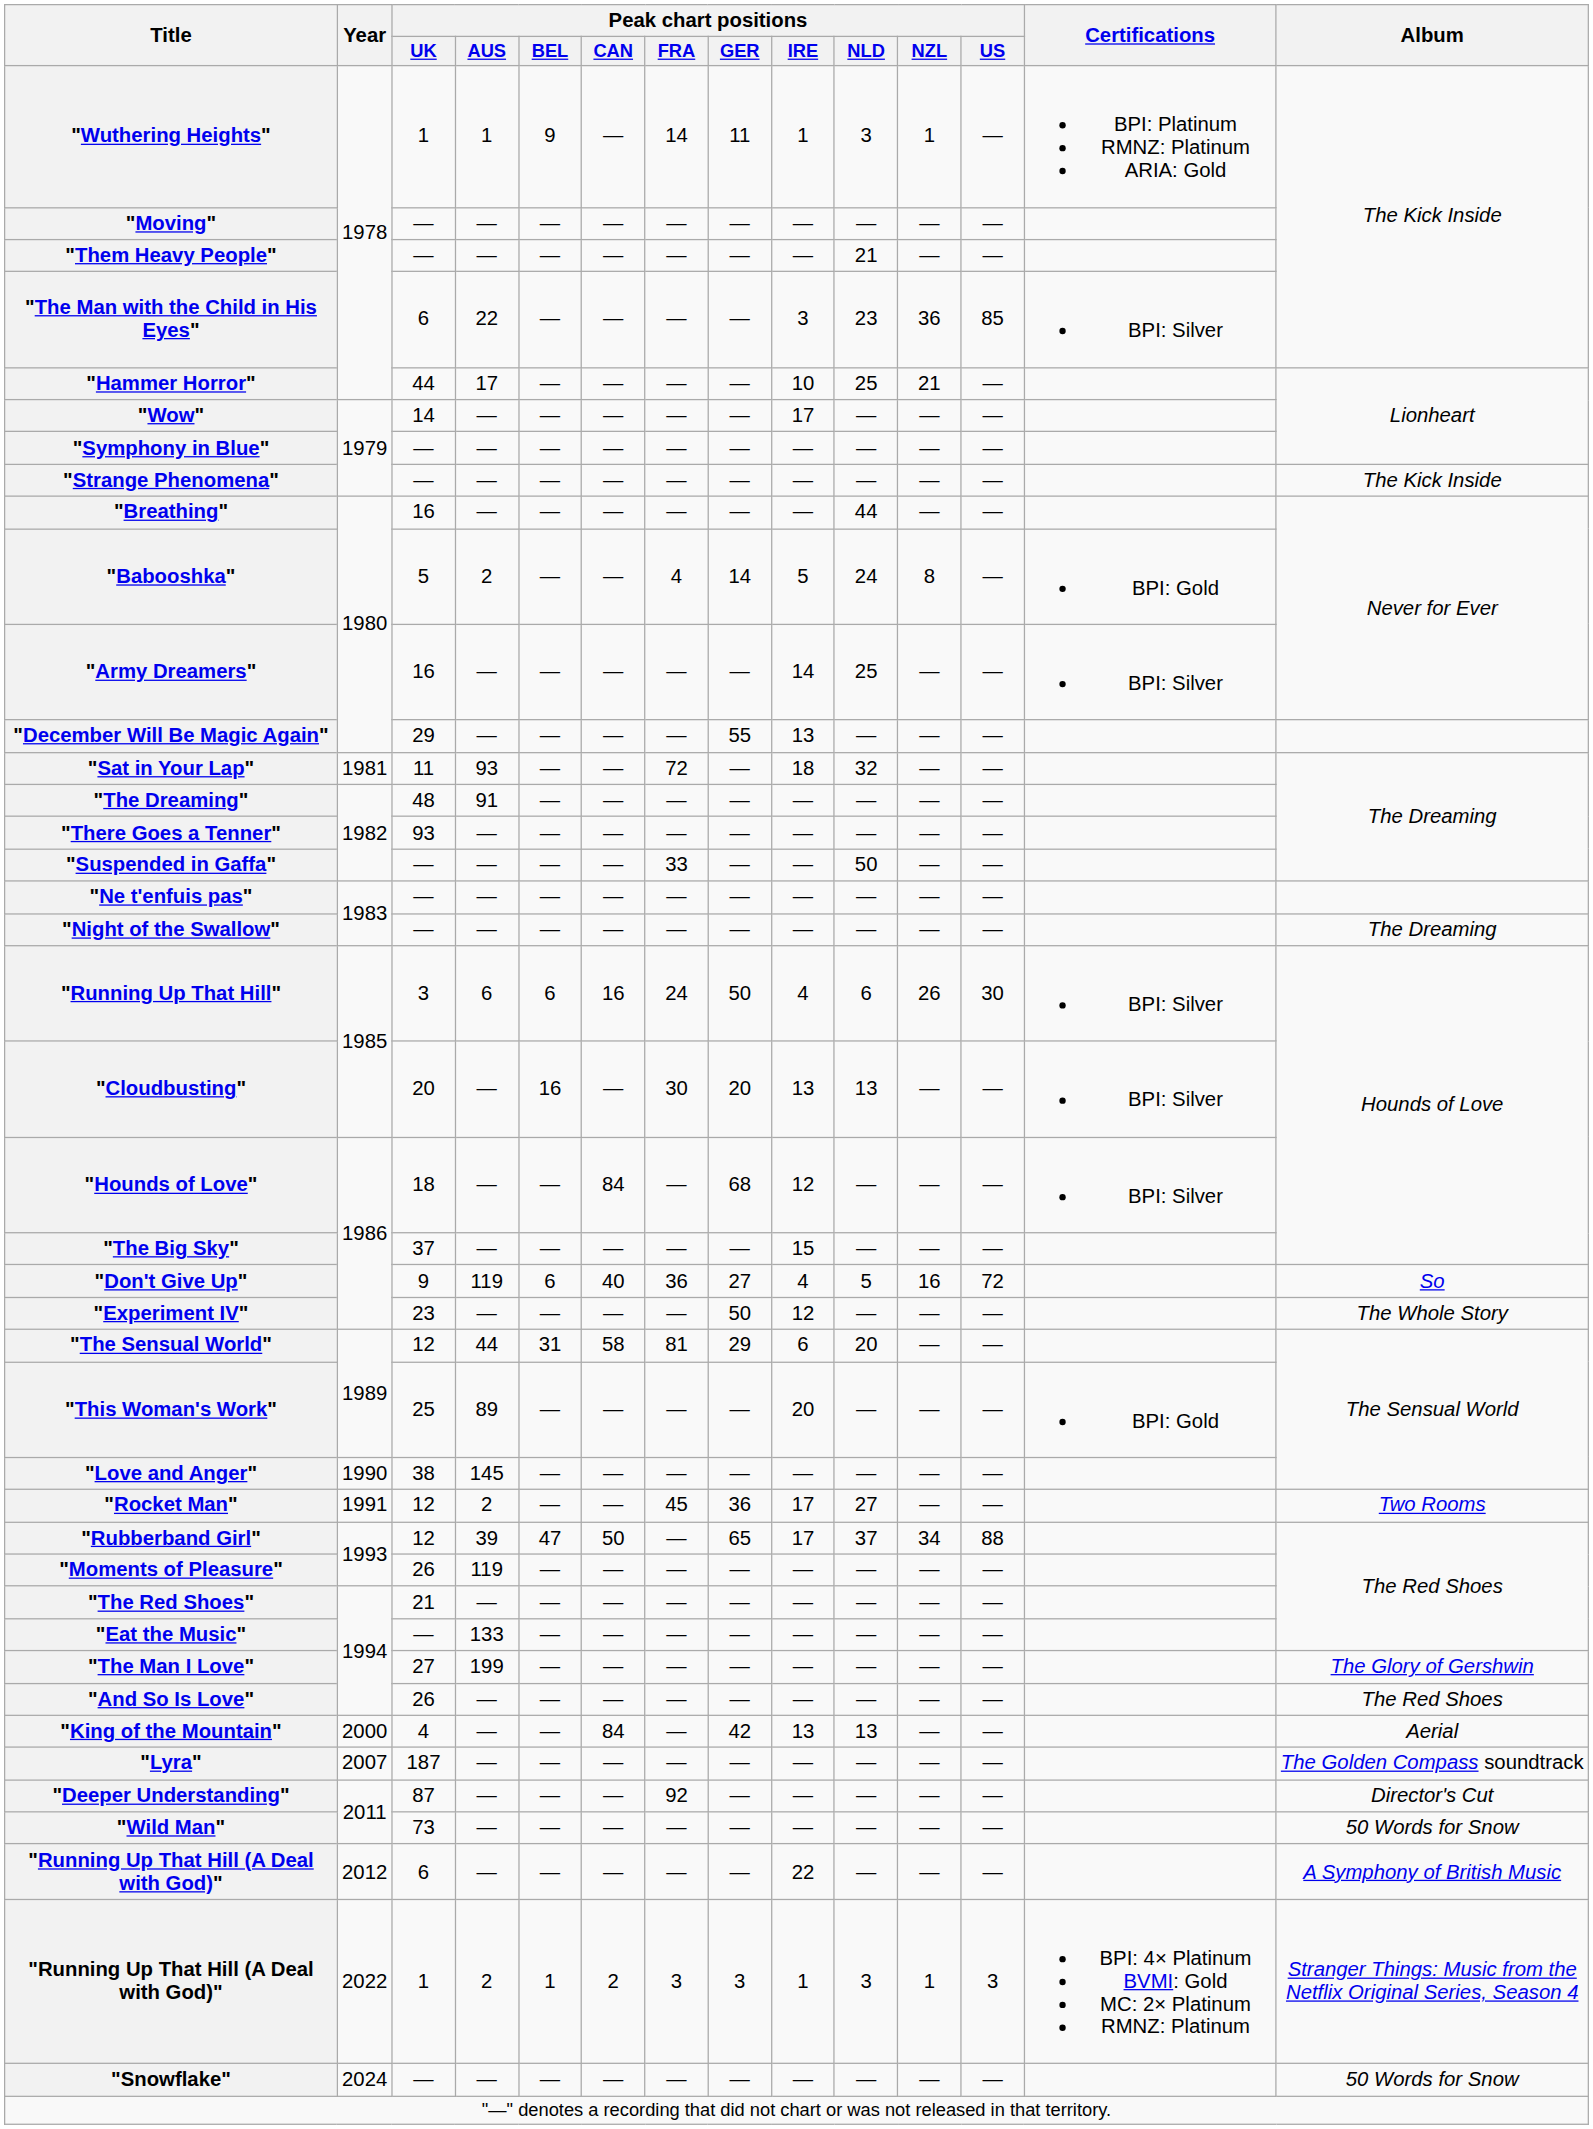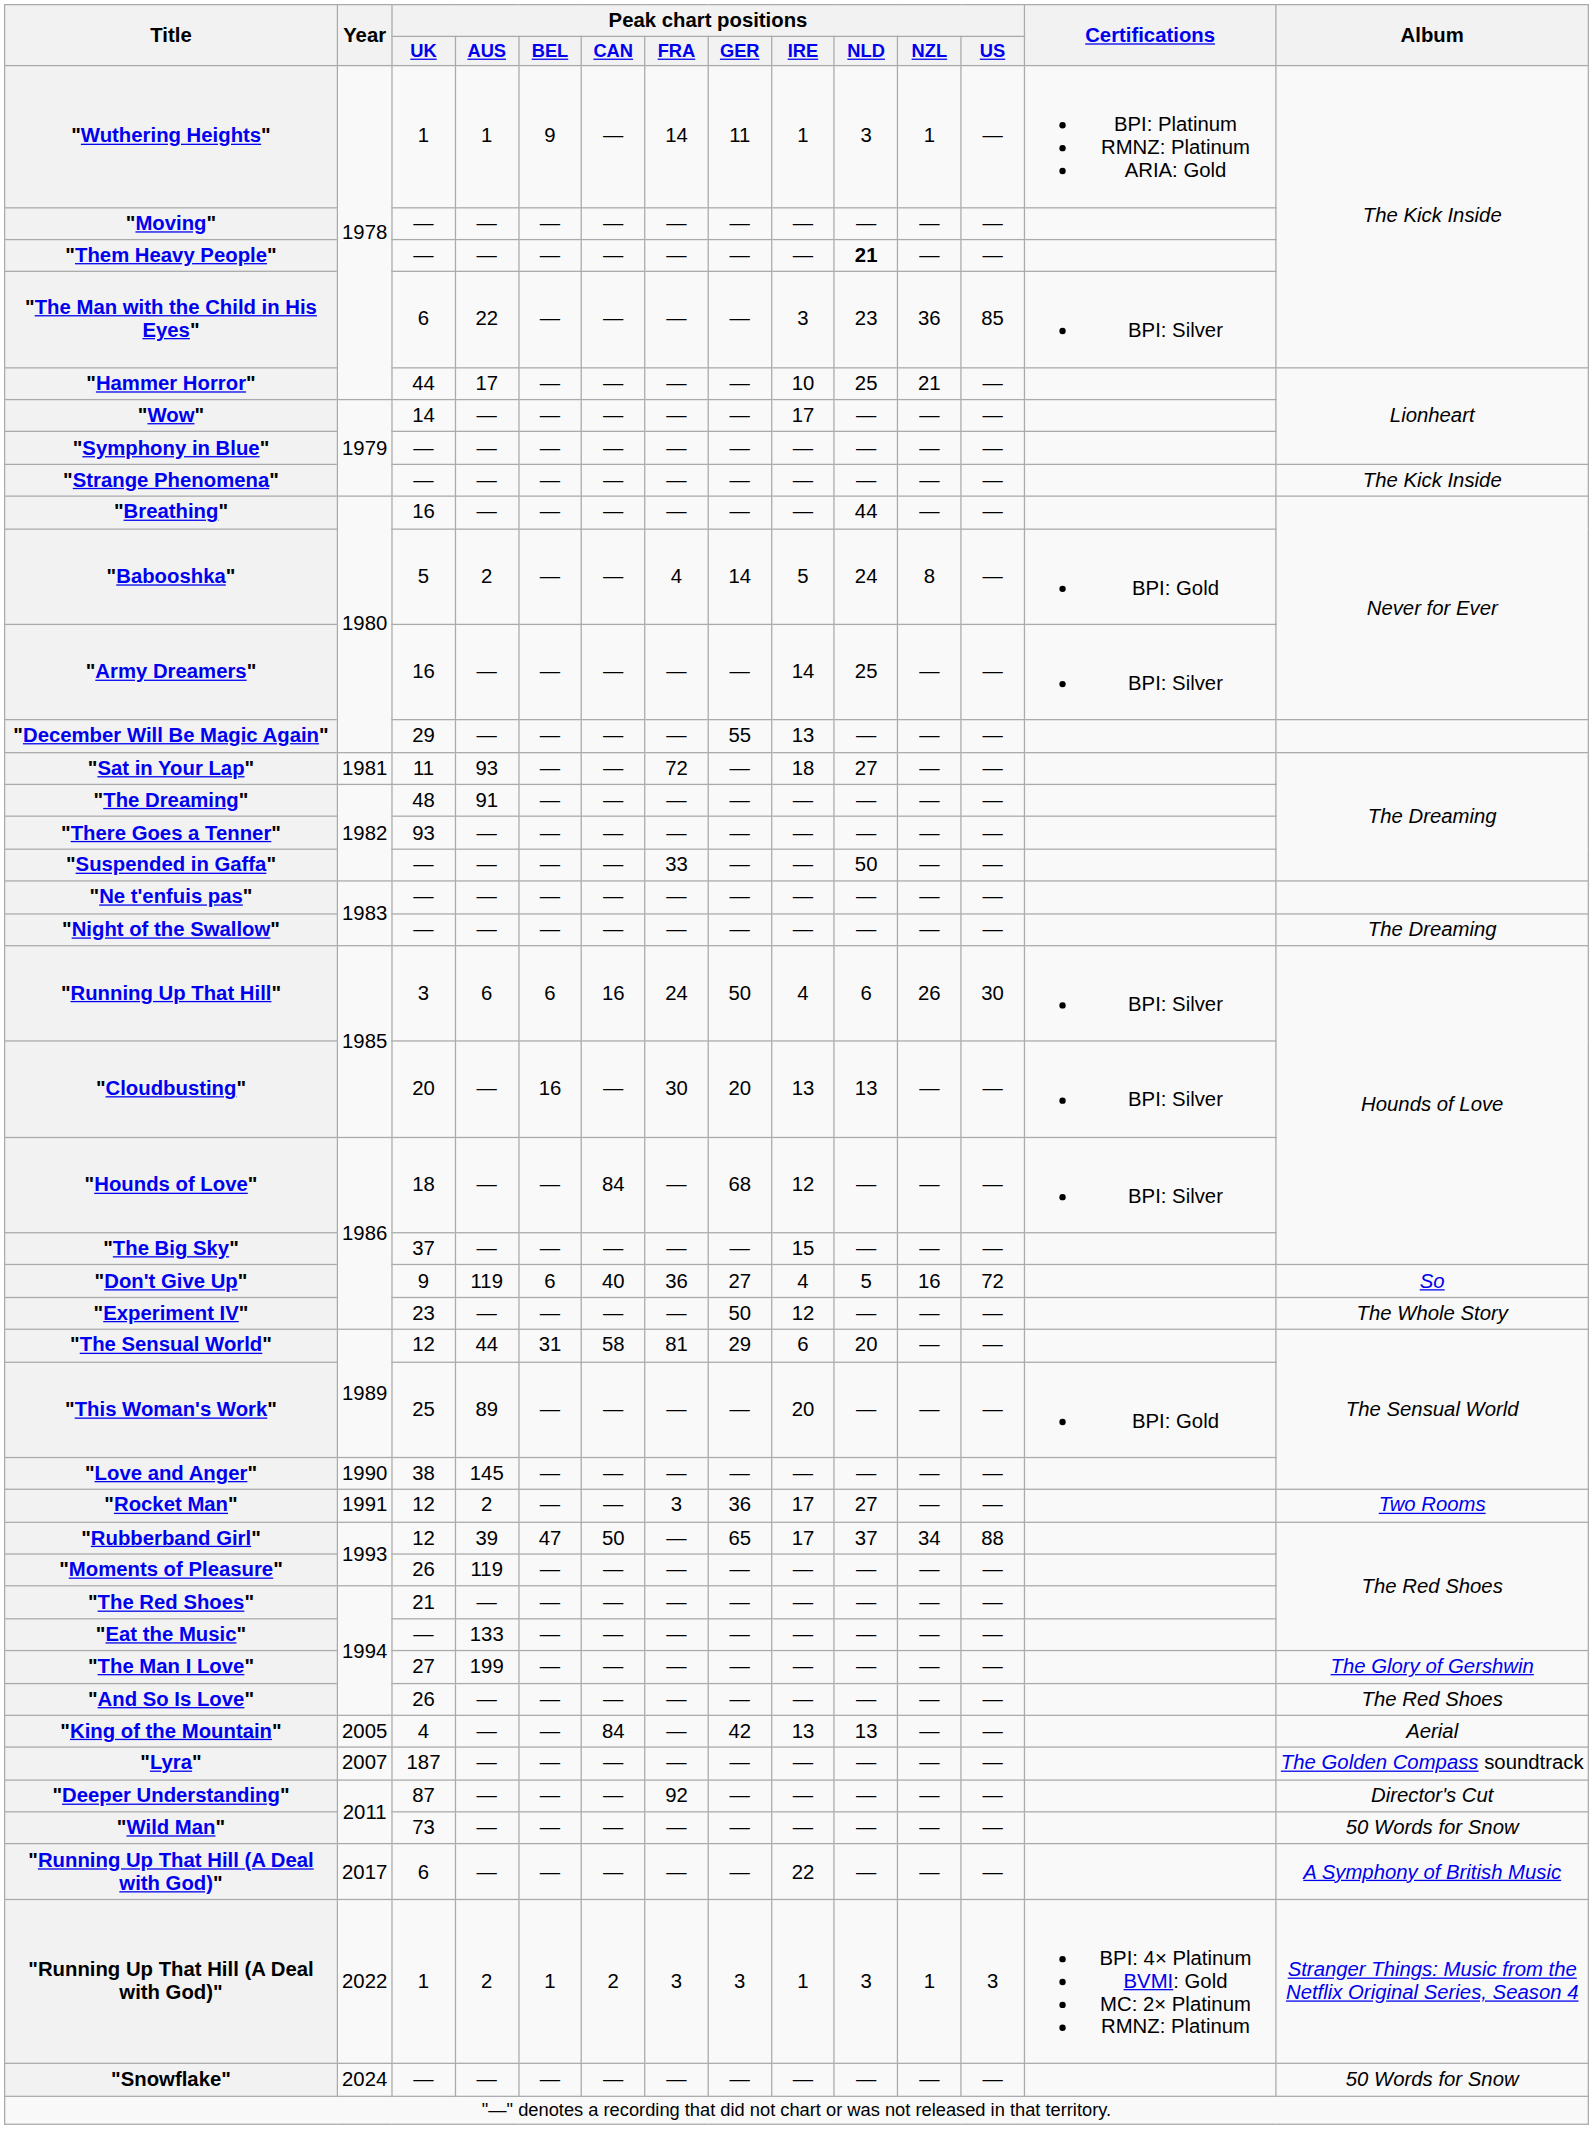(866, 255) normal -> (866, 255) bold
(866, 768) 32 -> (866, 768) 27
(676, 1505) 45 -> (676, 1505) 3
(365, 1731) 2000 -> (365, 1731) 2005
(365, 1871) 2012 -> (365, 1871) 2017
